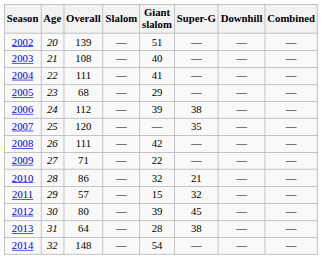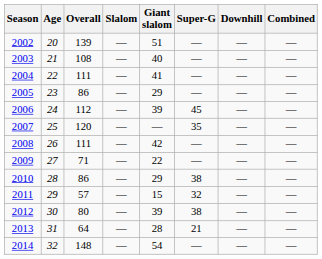(83, 93) 68 -> (83, 93) 86
(196, 110) 38 -> (196, 110) 45
(157, 178) 32 -> (157, 178) 29
(196, 178) 21 -> (196, 178) 38
(196, 212) 45 -> (196, 212) 38
(196, 229) 38 -> (196, 229) 21
